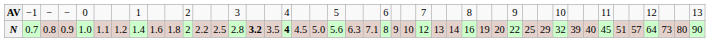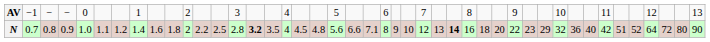(287, 29) bold -> (287, 29) normal
(319, 29) 5.0 -> (319, 29) 4.8
(354, 29) 6.3 -> (354, 29) 6.6
(454, 29) normal -> (454, 29) bold
(484, 29) 19 -> (484, 29) 18
(530, 29) 25 -> (530, 29) 23
(576, 29) 39 -> (576, 29) 36
(606, 29) 45 -> (606, 29) 42
(636, 29) 57 -> (636, 29) 52
(667, 29) 73 -> (667, 29) 72
